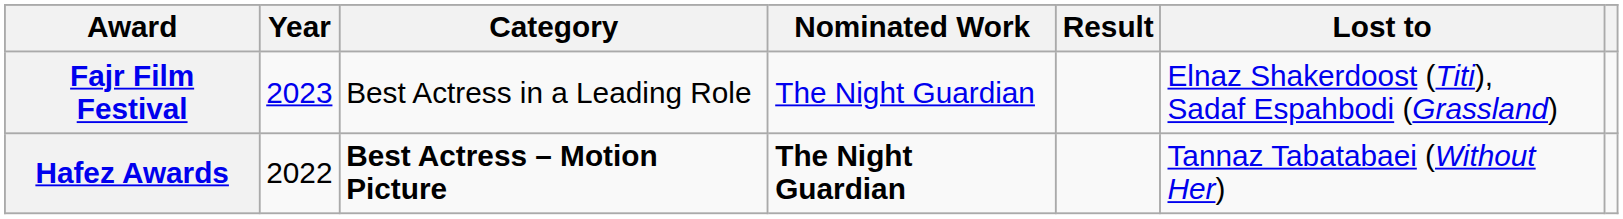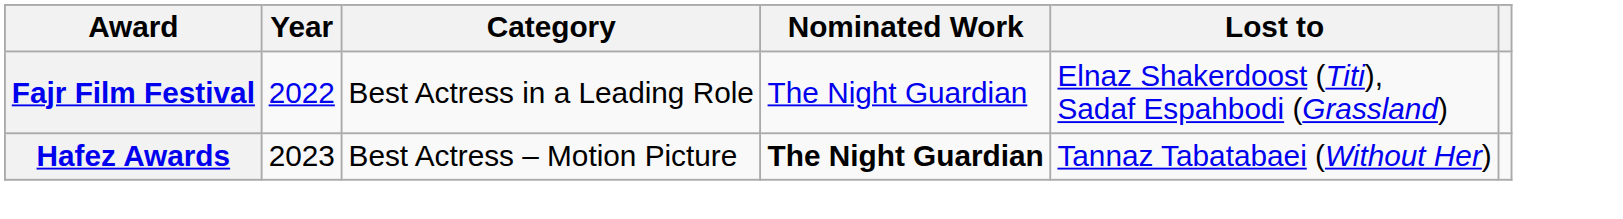- column: (1108, 28)
(299, 92) 2023 -> (302, 92) 2022
(299, 172) 2022 -> (302, 155) 2023
(502, 172) bold -> (543, 155) normal
